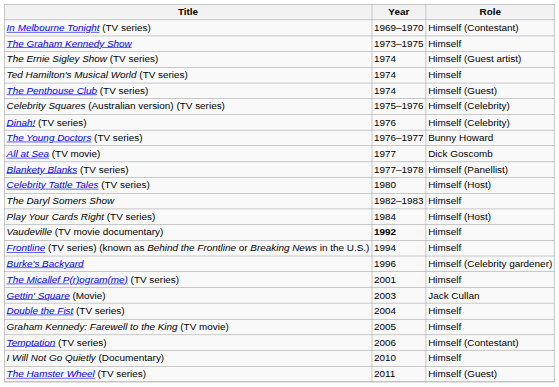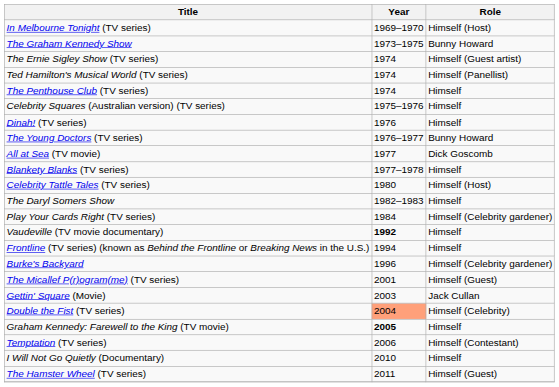(473, 28) Himself (Contestant) -> (460, 28) Himself (Host)
(445, 43) Himself -> (461, 43) Bunny Howard
(445, 75) Himself -> (468, 75) Himself (Panellist)
(463, 91) Himself (Guest) -> (445, 91) Himself
(469, 106) Himself (Celebrity) -> (445, 106) Himself
(469, 122) Himself (Celebrity) -> (445, 122) Himself
(468, 169) Himself (Panellist) -> (445, 169) Himself
(460, 216) Himself (Host) -> (490, 216) Himself (Celebrity gardener)
(445, 279) Himself -> (463, 279) Himself (Guest)
(385, 311) no background -> (385, 311) lightsalmon background
(445, 311) Himself -> (469, 311) Himself (Celebrity)
(385, 327) normal -> (385, 327) bold
